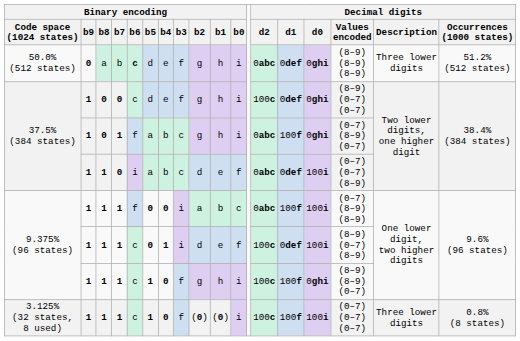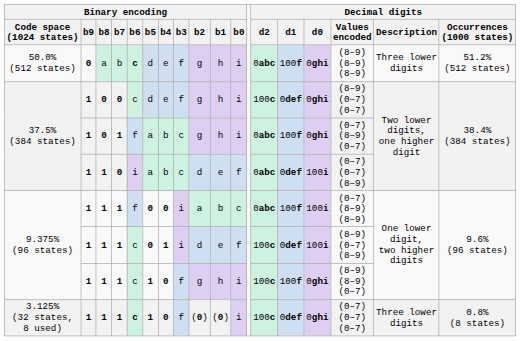(291, 63) 0def -> (291, 63) 100f
(135, 318) normal -> (135, 318) bold
(291, 318) 100f -> (291, 318) 0def
(317, 318) 100i -> (317, 318) 0ghi
